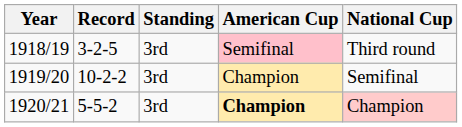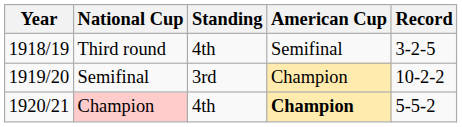columns swapped: (106, 19) <-> (400, 19)
(156, 48) 3rd -> (204, 48) 4th
(258, 48) pink background -> (307, 48) no background
(156, 106) 3rd -> (204, 106) 4th
